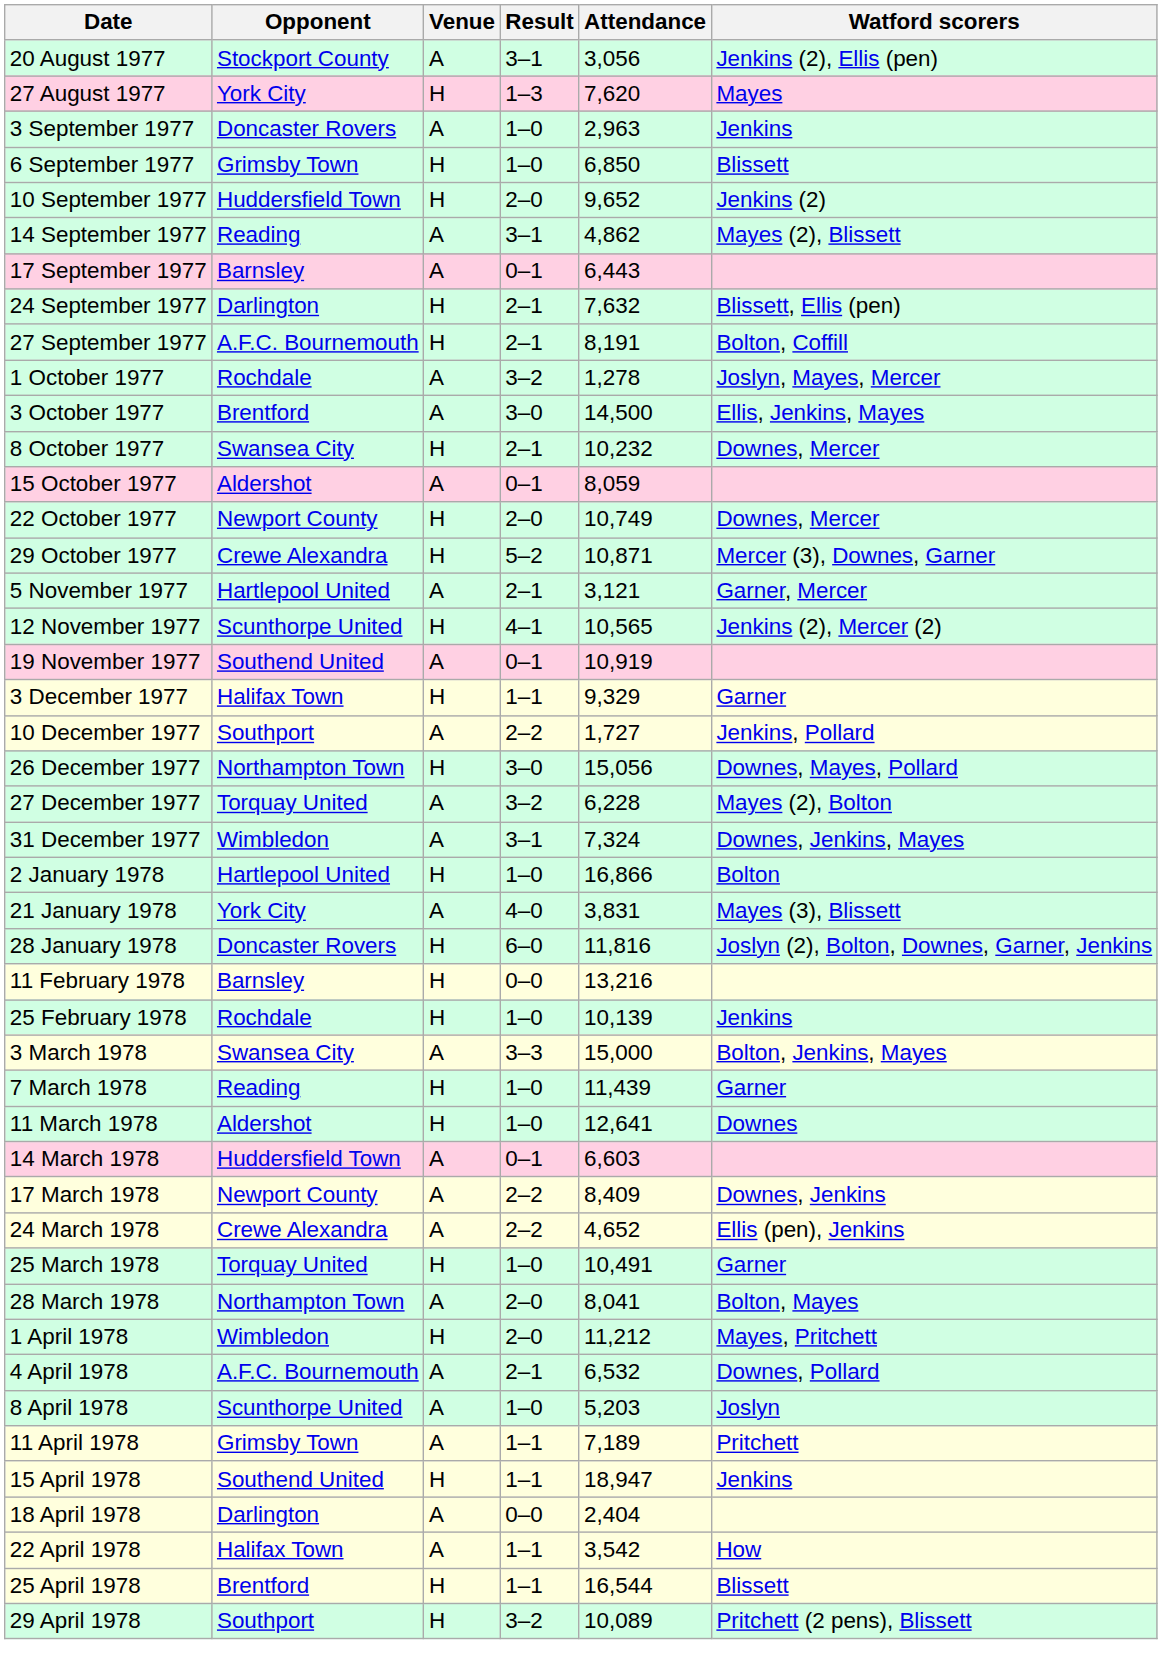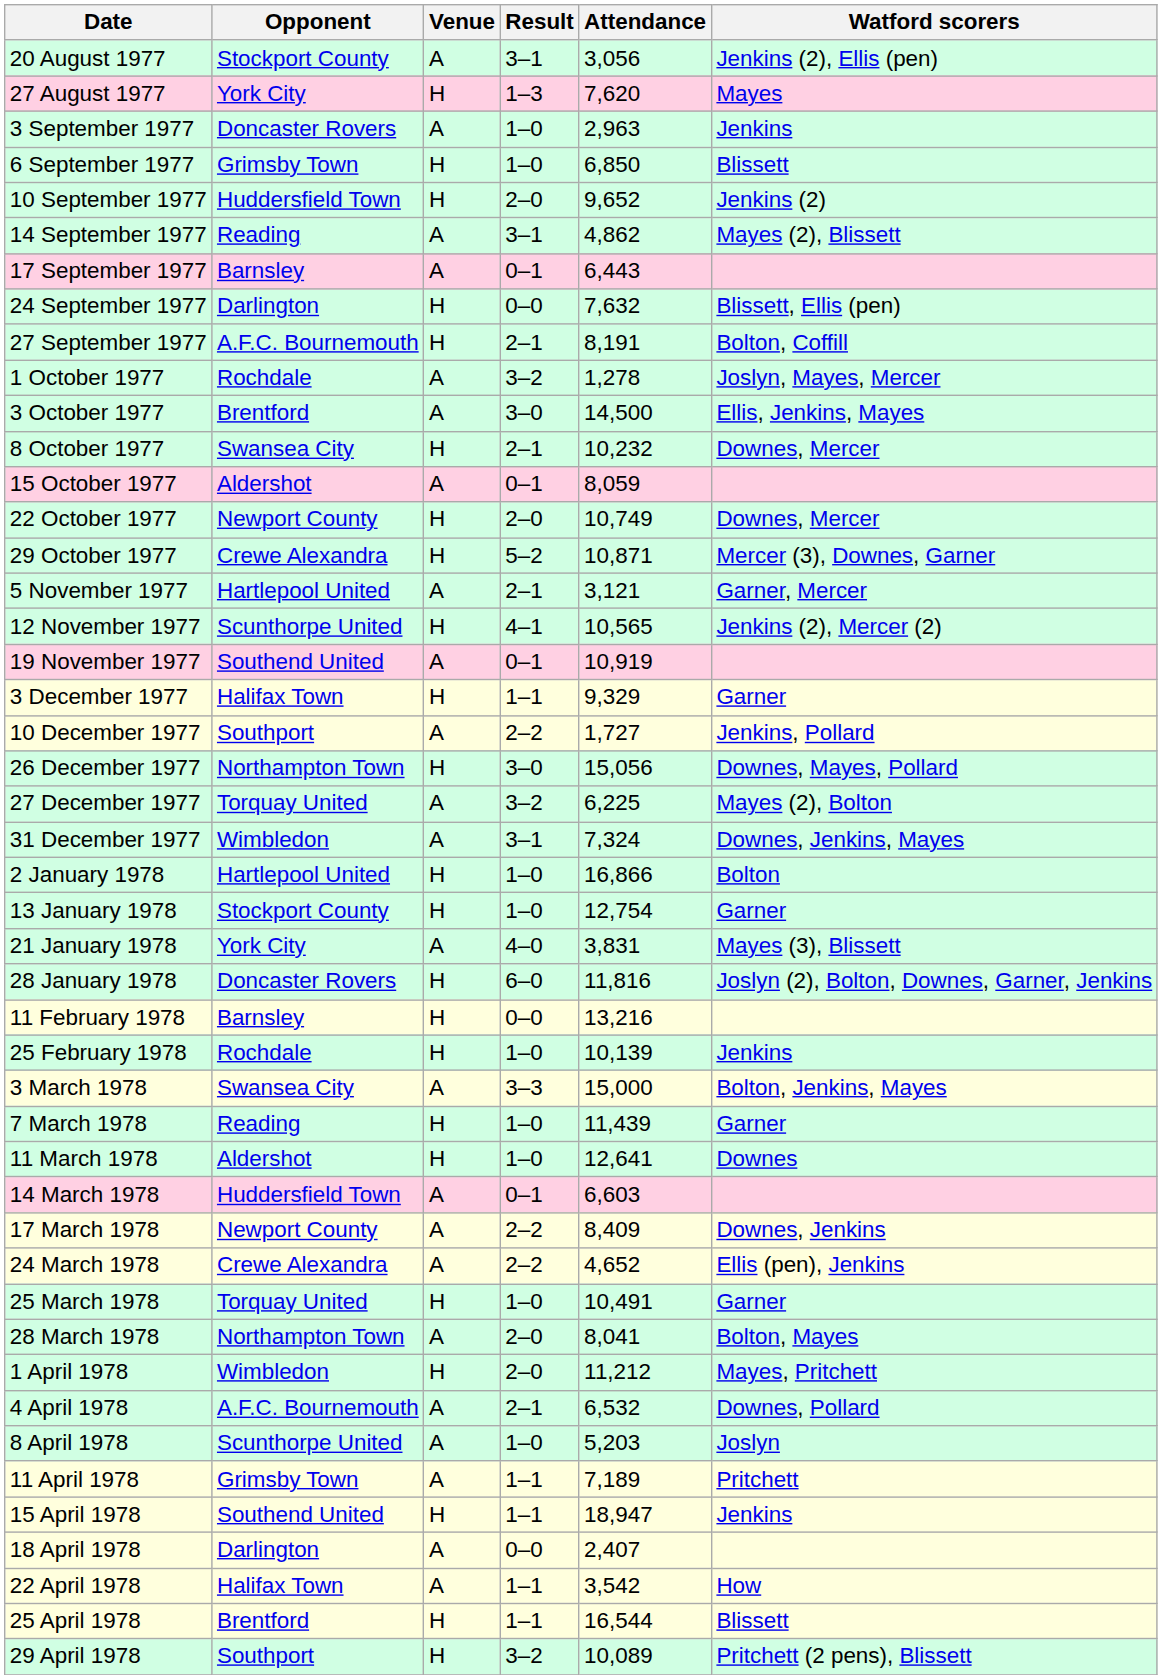(524, 306) 2–1 -> (524, 306) 0–0
(612, 803) 6,228 -> (612, 803) 6,225
+ row: (93, 910)
(612, 1514) 2,404 -> (612, 1549) 2,407
